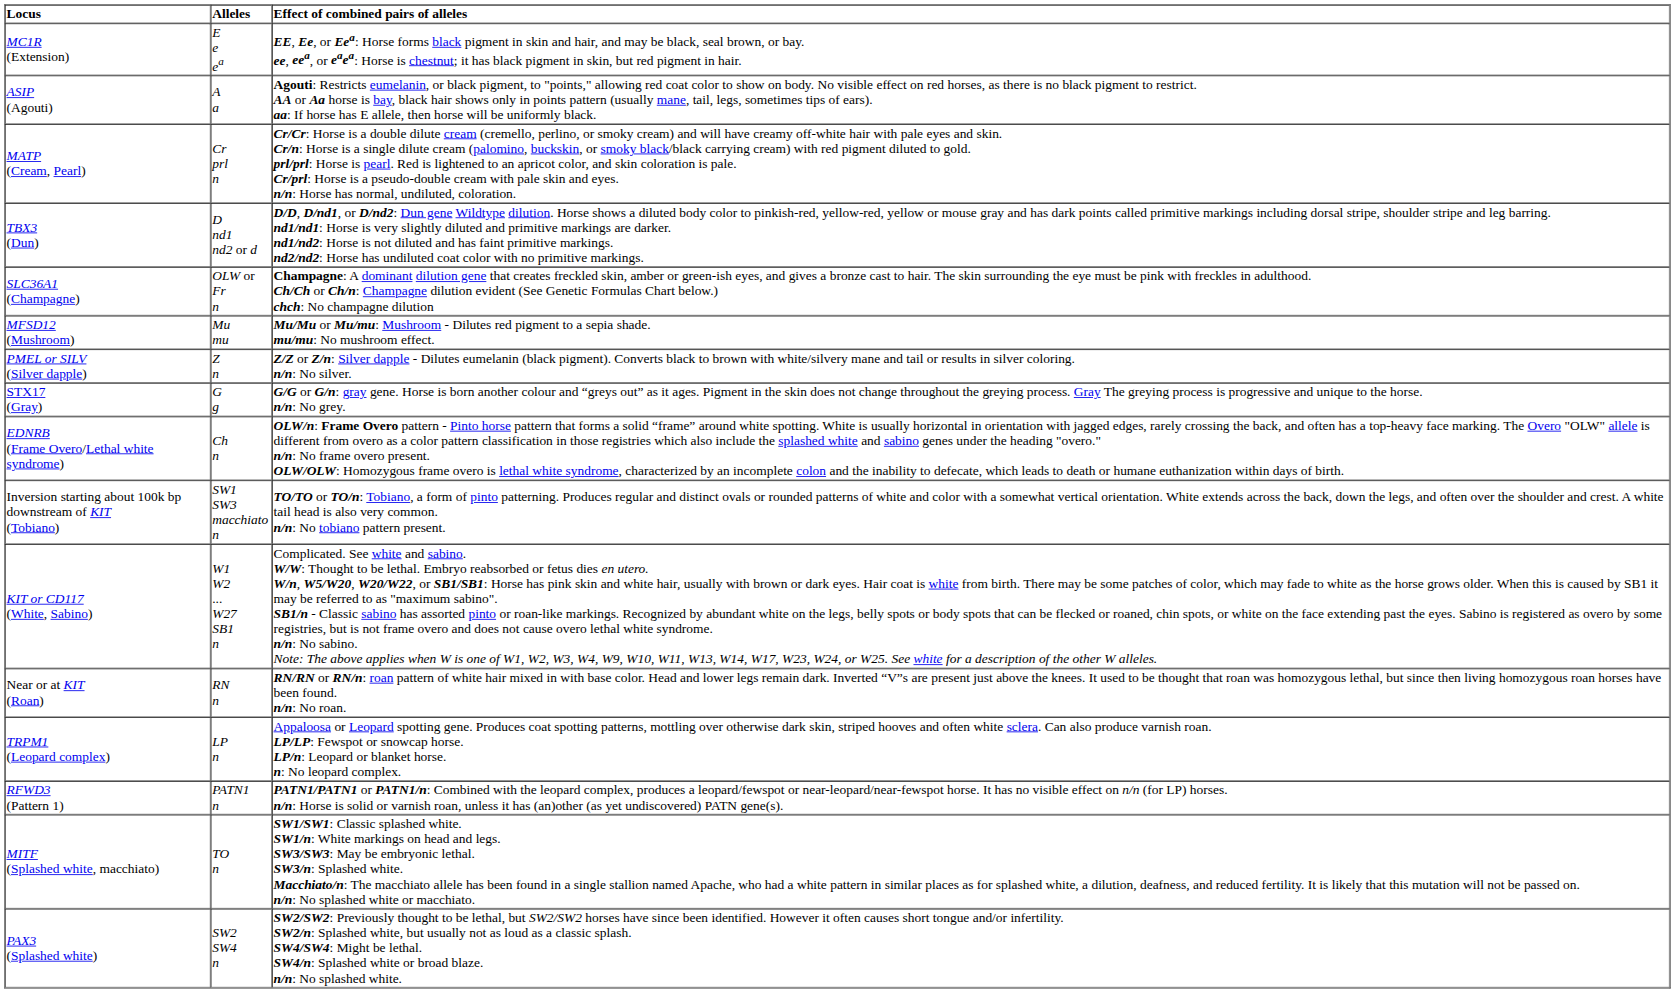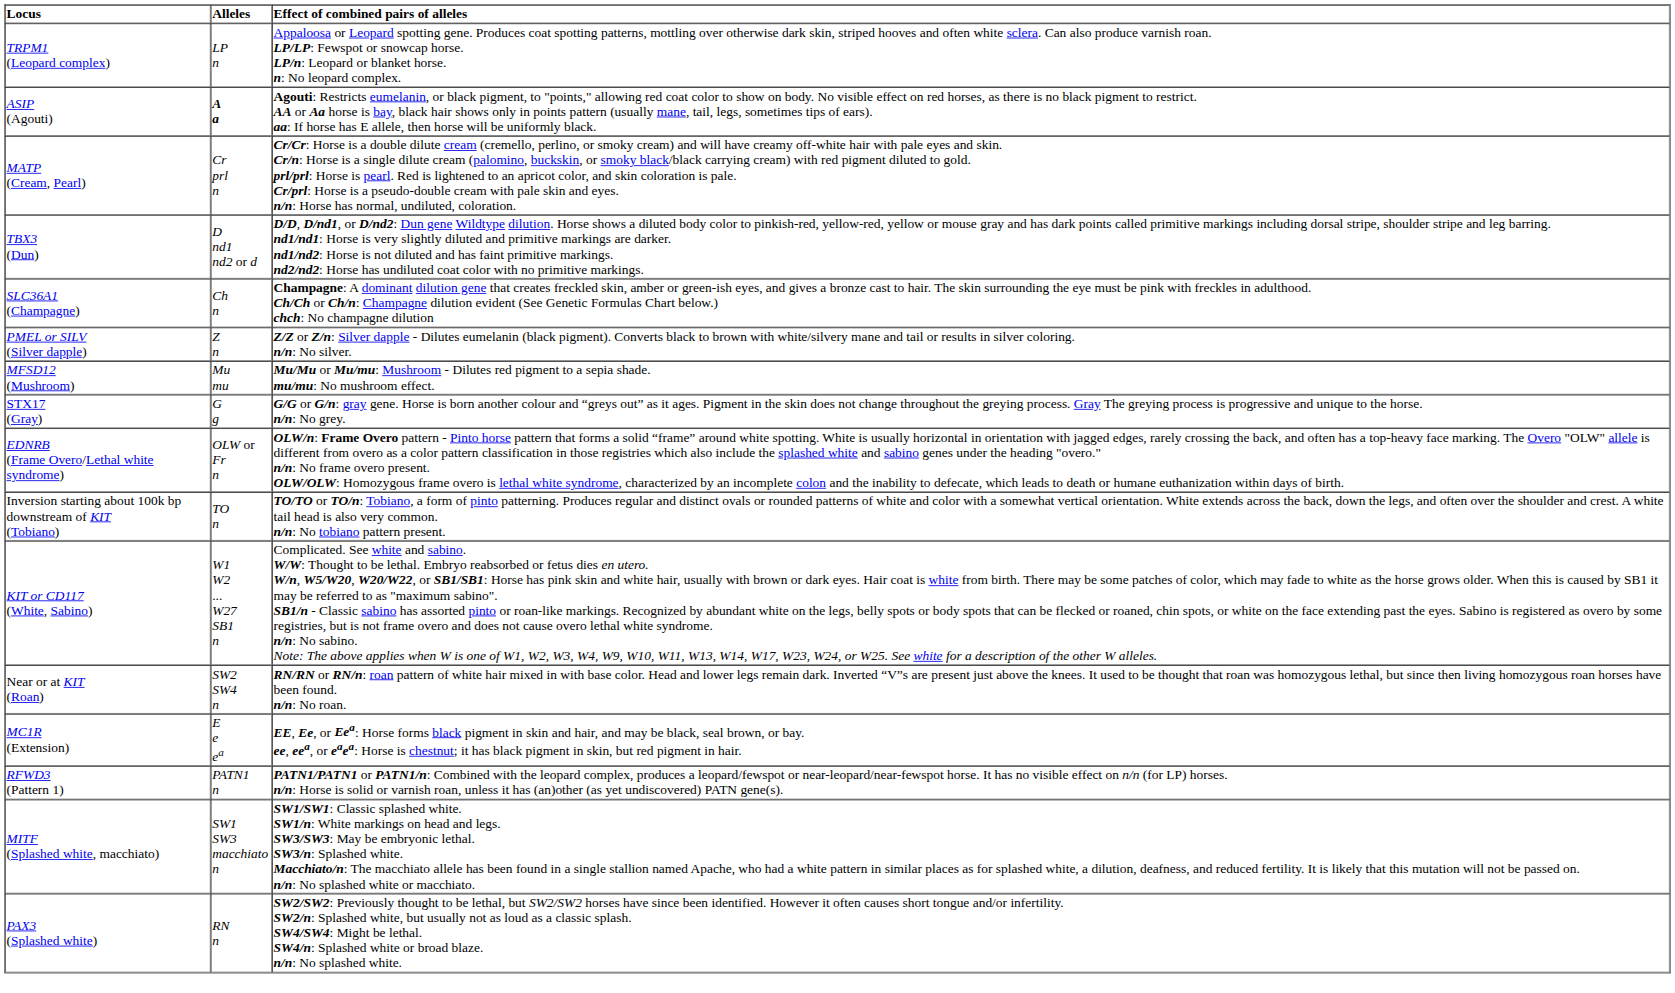rows swapped: (38, 49) <-> (58, 749)
(216, 100) normal -> (217, 111) bold
(233, 291) OLW or Fr n -> (220, 303) Ch n
rows swapped: (47, 366) <-> (40, 332)
(220, 448) Ch n -> (233, 460) OLW or Fr n
(240, 512) SW1 SW3 macchiato n -> (221, 516) TO n
(221, 693) RN n -> (225, 689) SW2 SW4 n
(221, 861) TO n -> (240, 846) SW1 SW3 macchiato n
(225, 948) SW2 SW4 n -> (221, 933) RN n
